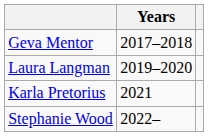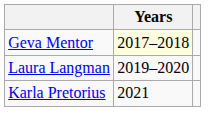(156, 42) no background -> (153, 42) lightyellow background
- row: (60, 118)
